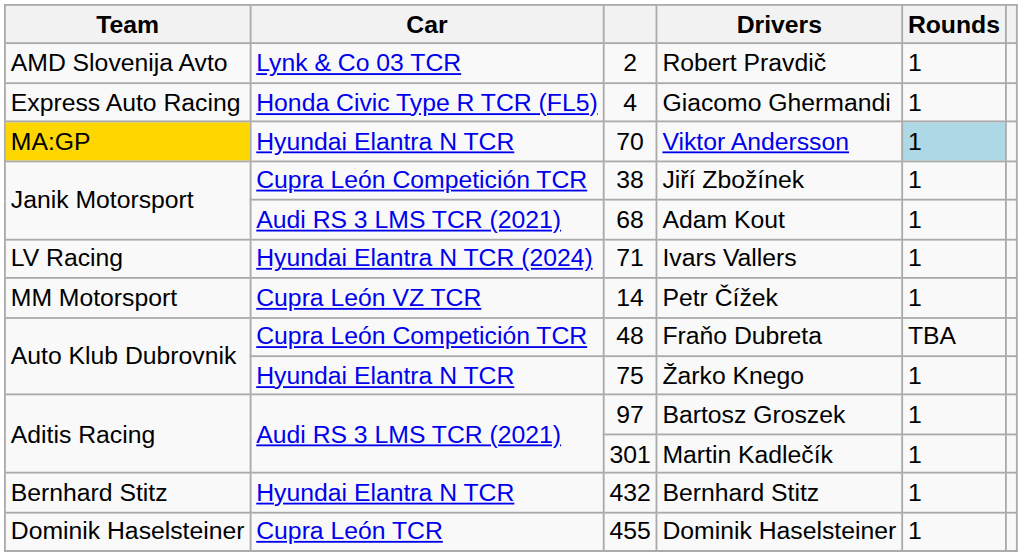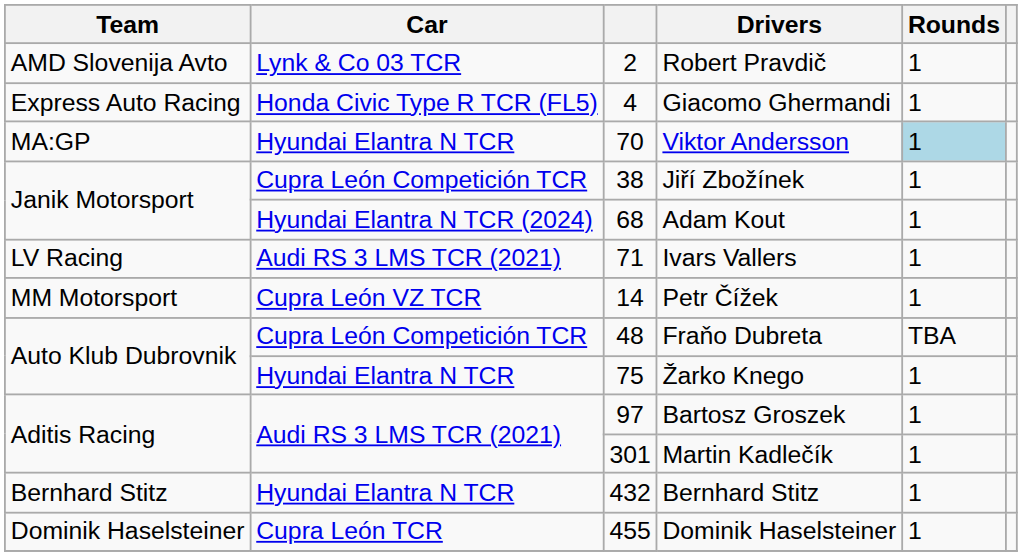(51, 141) gold background -> (51, 141) no background
(409, 219) Audi RS 3 LMS TCR (2021) -> (424, 219) Hyundai Elantra N TCR (2024)
(424, 258) Hyundai Elantra N TCR (2024) -> (409, 258) Audi RS 3 LMS TCR (2021)
